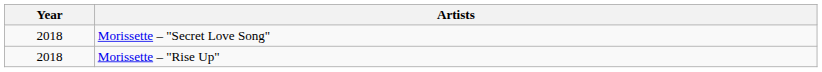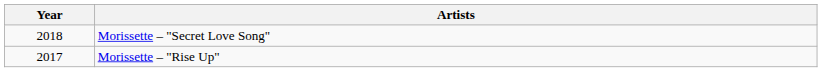(50, 56) 2018 -> (50, 56) 2017
